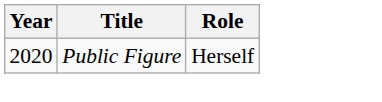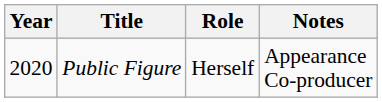+ column: (318, 21)
